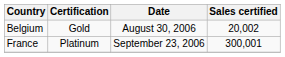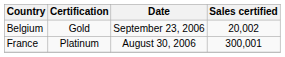(159, 28) August 30, 2006 -> (159, 28) September 23, 2006
(159, 44) September 23, 2006 -> (159, 44) August 30, 2006
